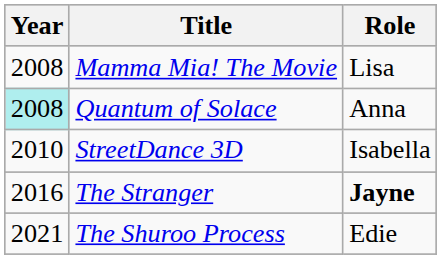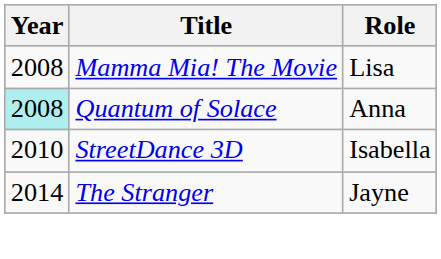(37, 191) 2016 -> (37, 191) 2014
(382, 191) bold -> (379, 191) normal
- row: (180, 233)
